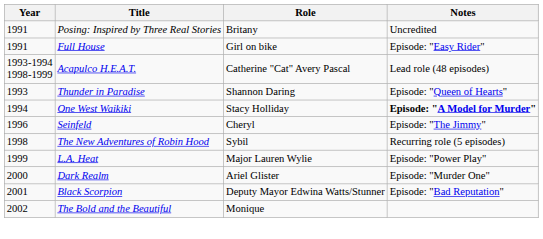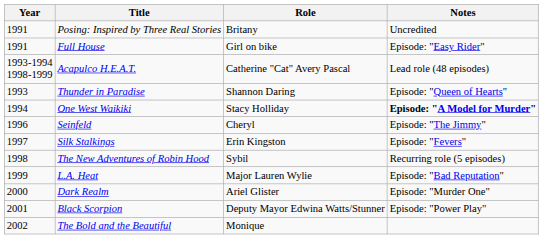+ row: (86, 141)
(438, 158) Episode: "Power Play" -> (447, 175) Episode: "Bad Reputation"
(447, 192) Episode: "Bad Reputation" -> (438, 208) Episode: "Power Play"
